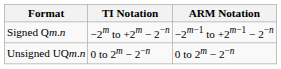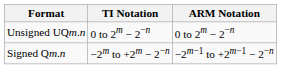rows swapped: (36, 32) <-> (46, 53)
